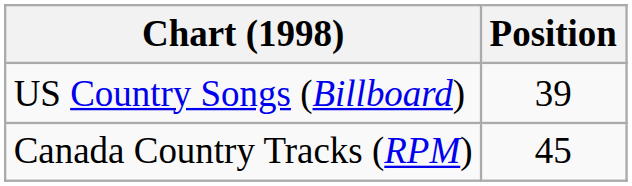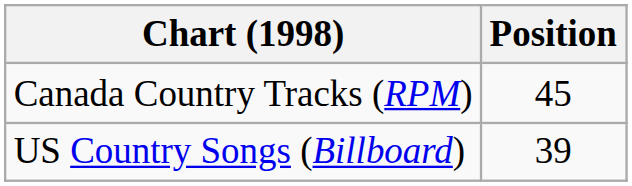rows swapped: (243, 151) <-> (239, 92)
